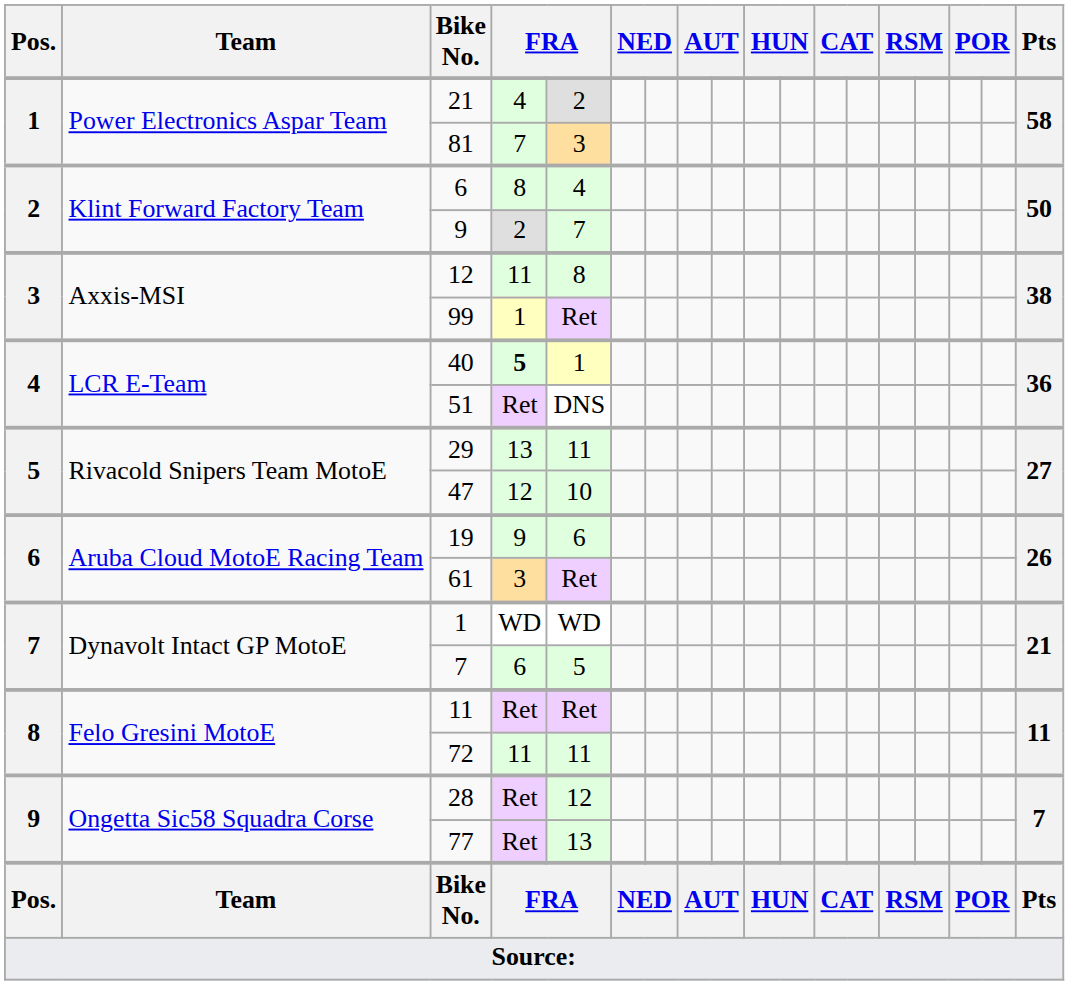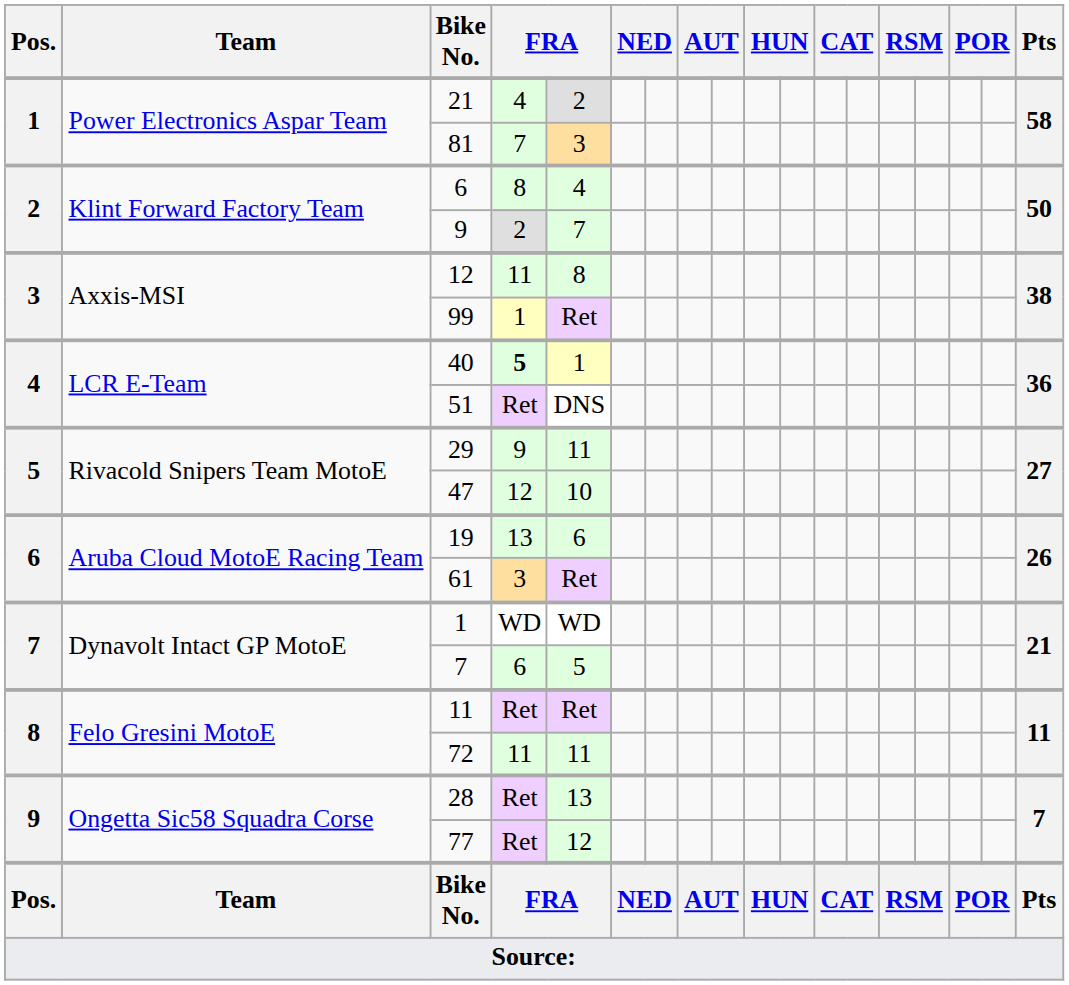(520, 448) 13 -> (520, 448) 9
(520, 536) 9 -> (520, 536) 13
(579, 797) 12 -> (579, 797) 13
(579, 840) 13 -> (579, 840) 12
